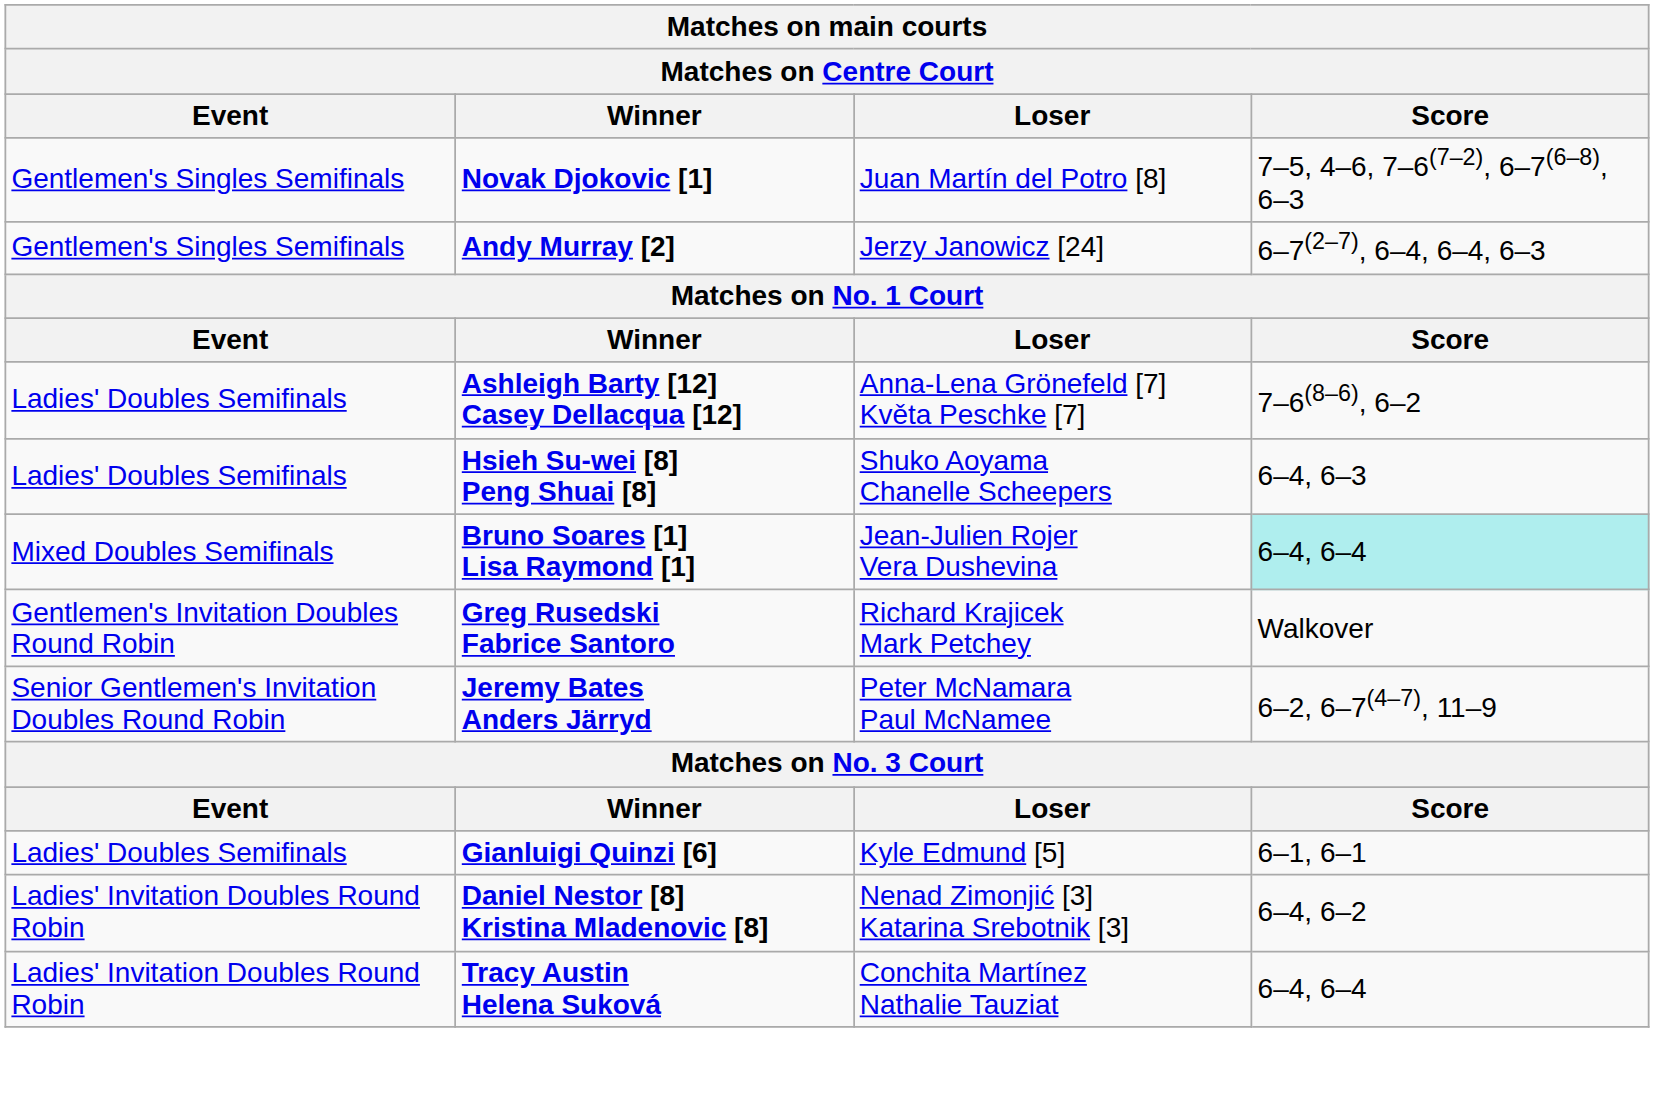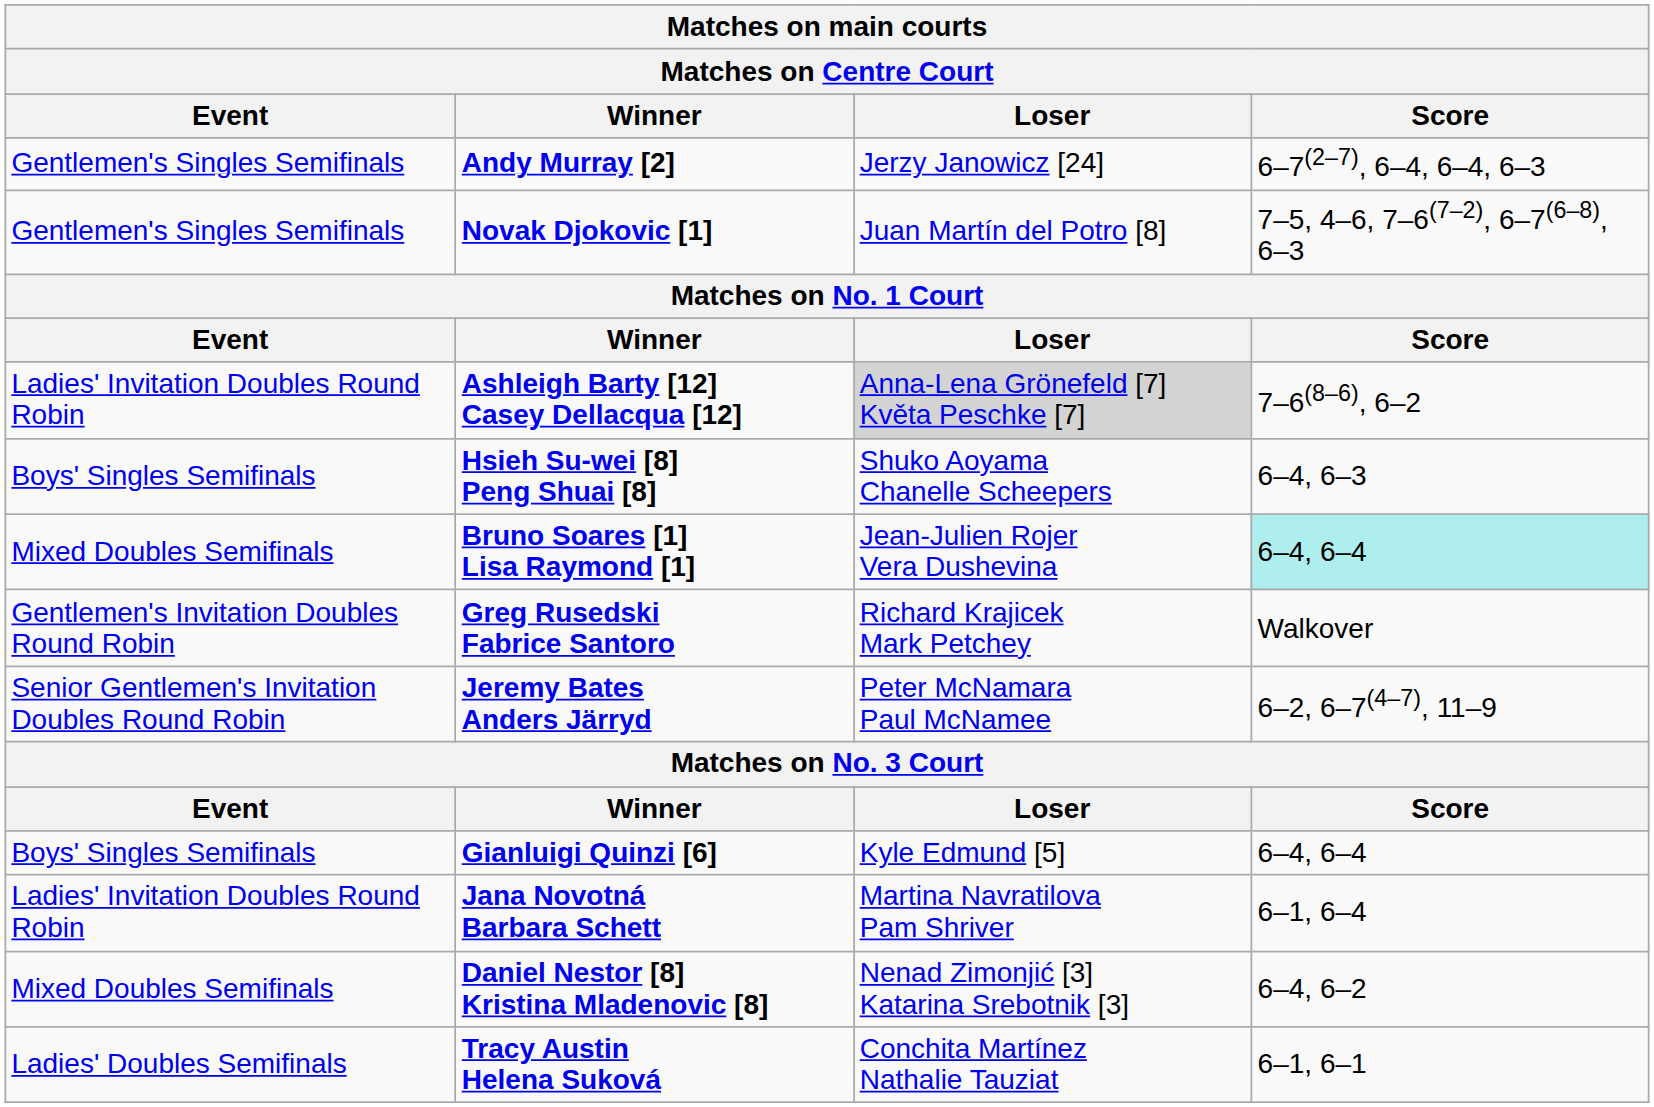rows swapped: (587, 179) <-> (568, 247)
(179, 399) Ladies' Doubles Semifinals -> (216, 399) Ladies' Invitation Doubles Round Robin
(1013, 399) no background -> (1013, 399) lightgrey background
(179, 475) Ladies' Doubles Semifinals -> (163, 475) Boys' Singles Semifinals
(179, 852) Ladies' Doubles Semifinals -> (163, 852) Boys' Singles Semifinals
(1312, 852) 6–1, 6–1 -> (1312, 852) 6–4, 6–4
+ row: (561, 912)
(216, 912) Ladies' Invitation Doubles Round Robin -> (172, 988) Mixed Doubles Semifinals
(216, 988) Ladies' Invitation Doubles Round Robin -> (179, 1064) Ladies' Doubles Semifinals
(1312, 988) 6–4, 6–4 -> (1312, 1064) 6–1, 6–1
